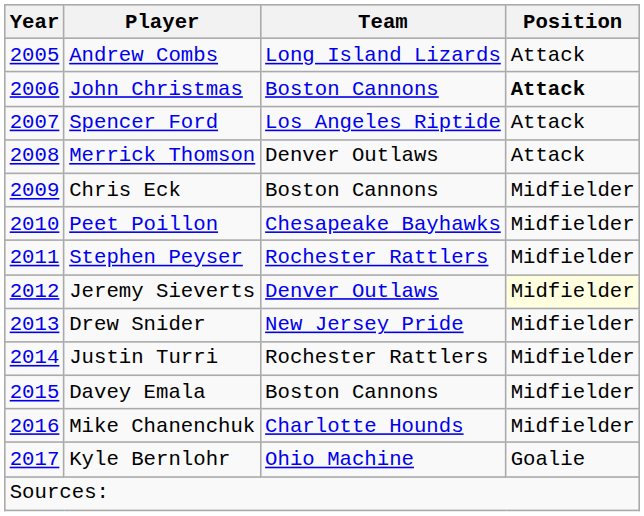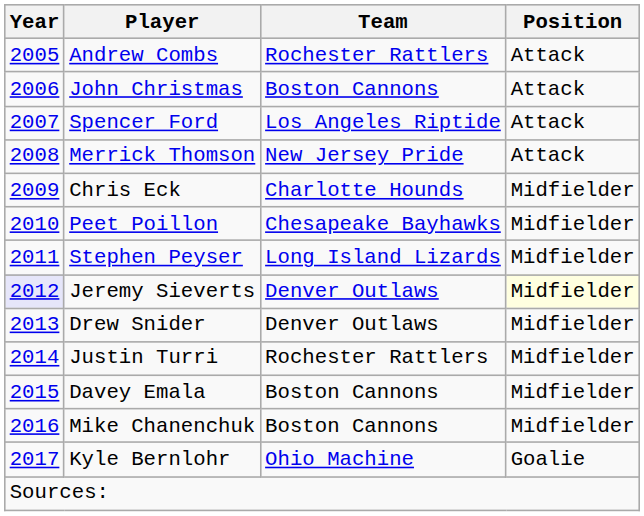(383, 55) Long Island Lizards -> (377, 55) Rochester Rattlers
(548, 89) bold -> (548, 89) normal
(352, 156) Denver Outlaws -> (364, 156) New Jersey Pride
(352, 190) Boston Cannons -> (364, 190) Charlotte Hounds
(377, 257) Rochester Rattlers -> (383, 257) Long Island Lizards
(35, 291) no background -> (35, 291) lavender background
(364, 325) New Jersey Pride -> (352, 325) Denver Outlaws
(364, 426) Charlotte Hounds -> (352, 426) Boston Cannons
